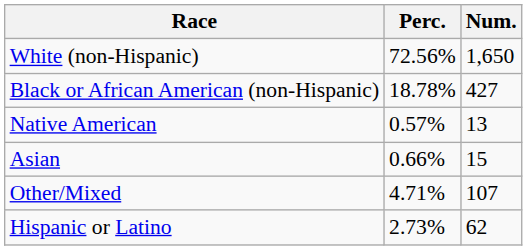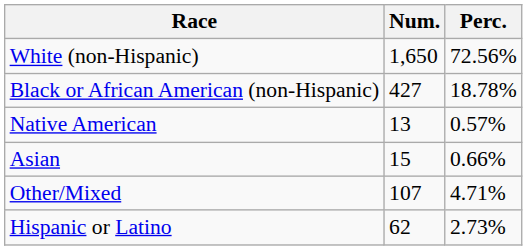columns swapped: (491, 21) <-> (422, 21)
